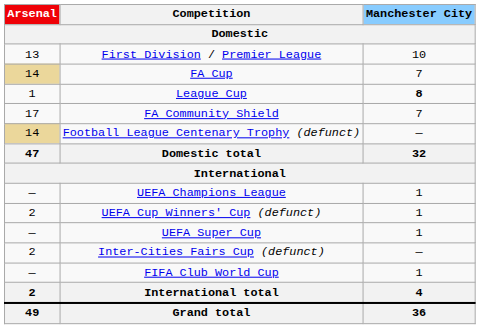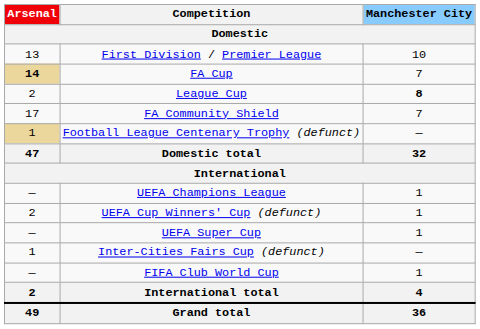(32, 74) normal -> (32, 74) bold
(32, 94) 1 -> (32, 94) 2
(32, 133) 14 -> (32, 133) 1
(32, 252) 2 -> (32, 252) 1
